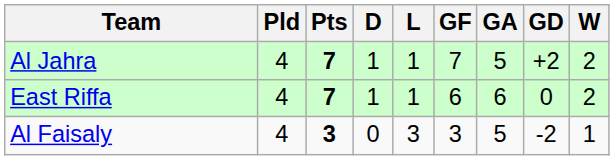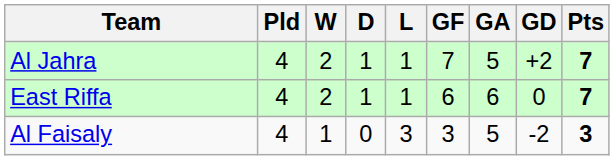columns swapped: (589, 23) <-> (329, 23)
